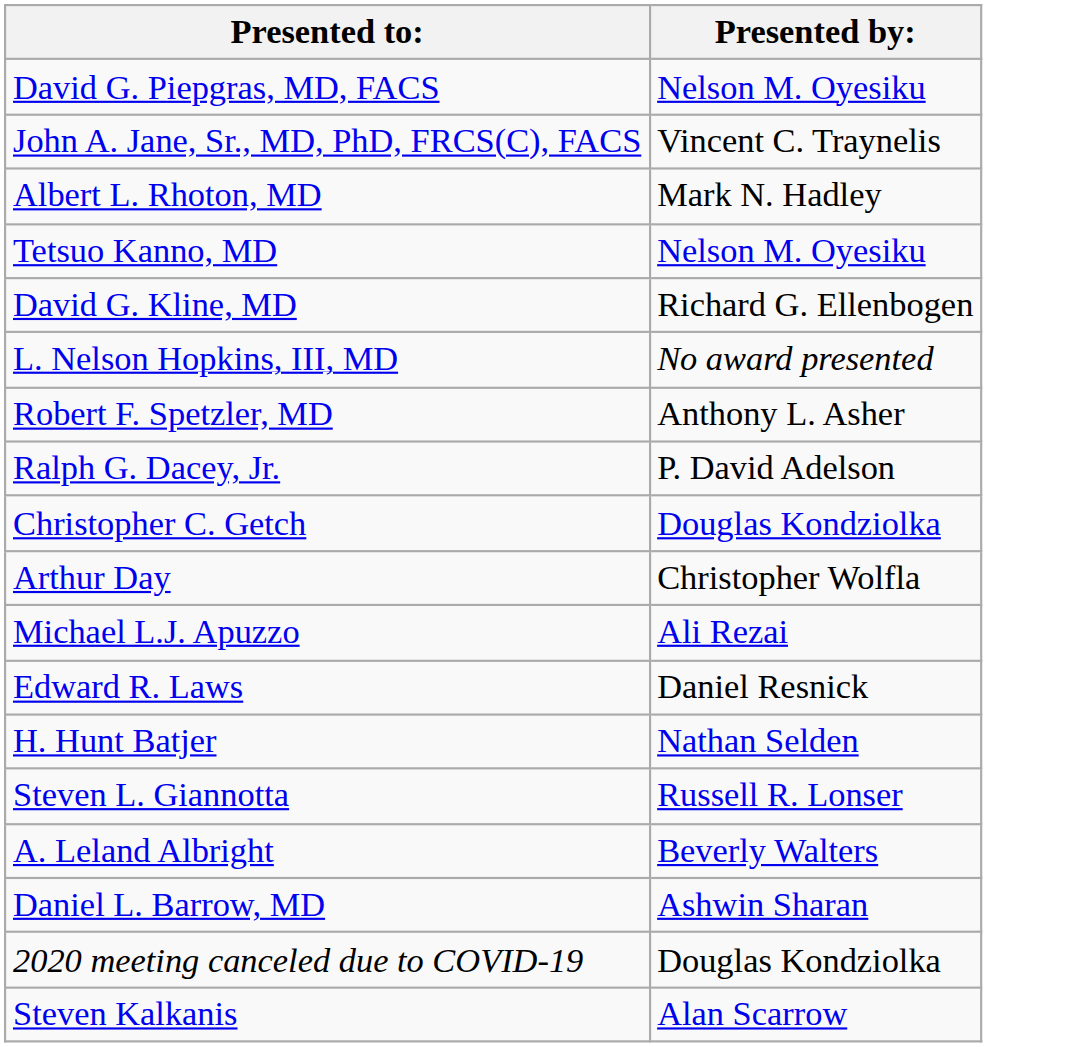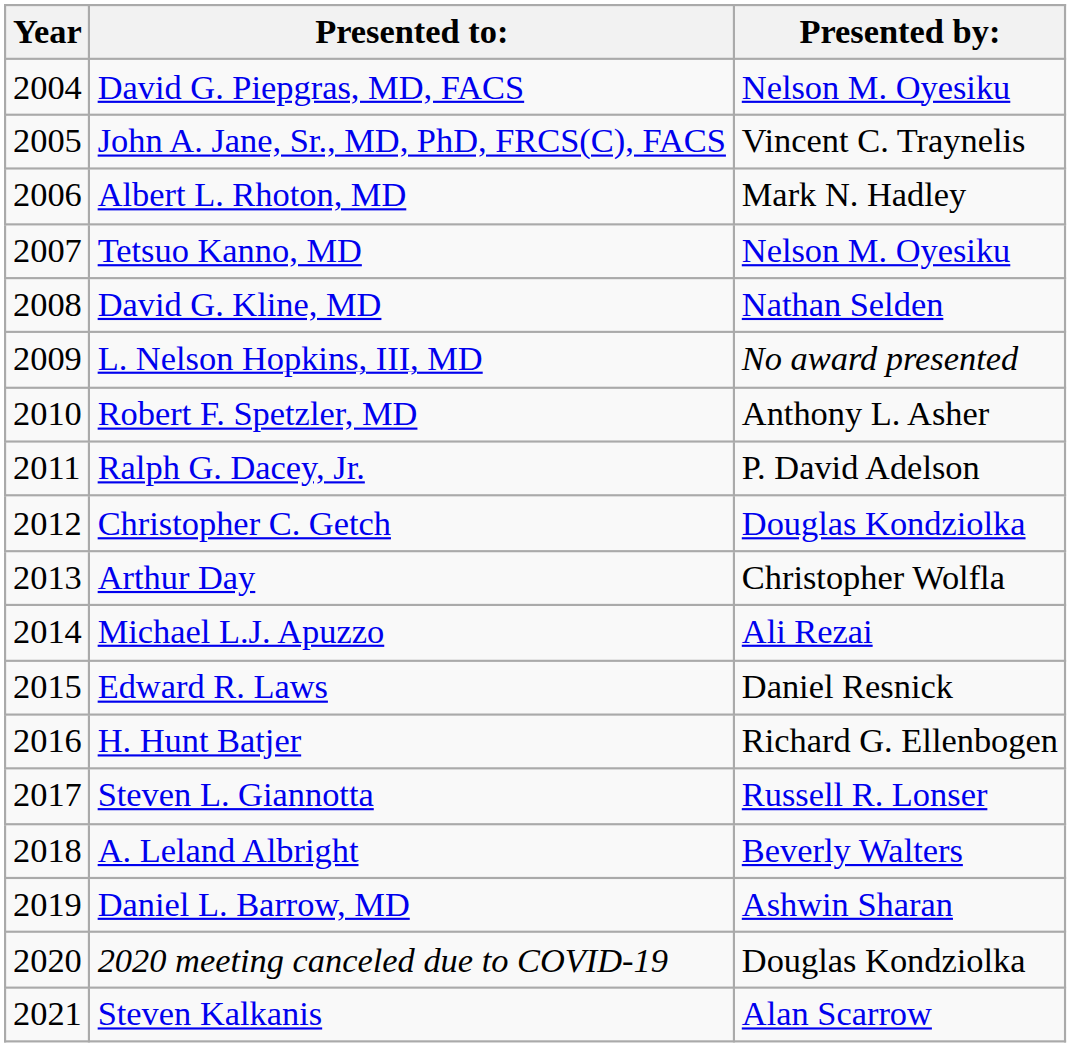+ column: (47, 31)
(815, 304) Richard G. Ellenbogen -> (843, 304) Nathan Selden
(758, 741) Nathan Selden -> (900, 741) Richard G. Ellenbogen
